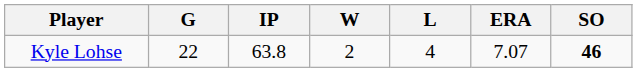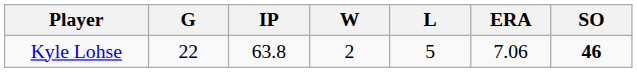(430, 51) 4 -> (430, 51) 5
(511, 51) 7.07 -> (511, 51) 7.06
